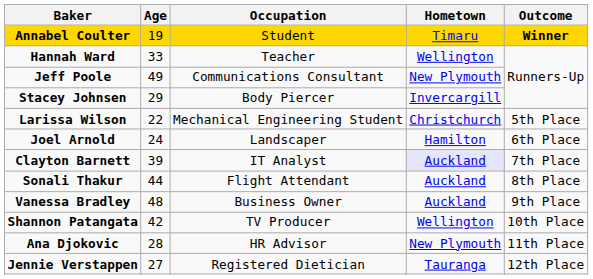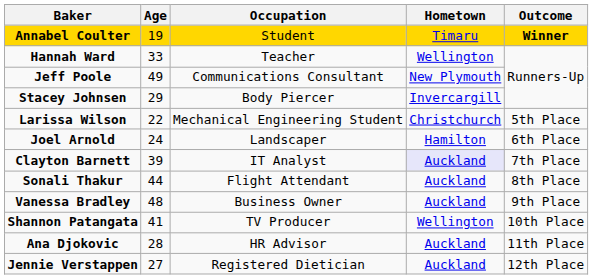(155, 223) 42 -> (155, 223) 41
(455, 243) New Plymouth -> (455, 243) Auckland
(455, 264) Tauranga -> (455, 264) Auckland
